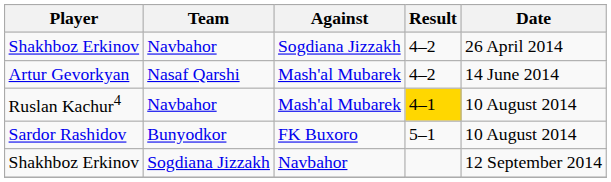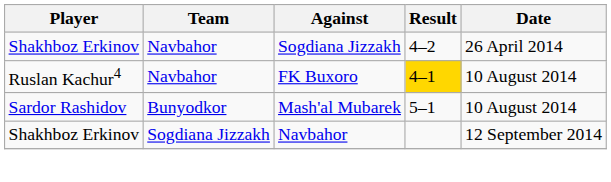- row: (69, 74)
(340, 104) Mash'al Mubarek -> (318, 76) FK Buxoro
(318, 134) FK Buxoro -> (340, 106) Mash'al Mubarek
